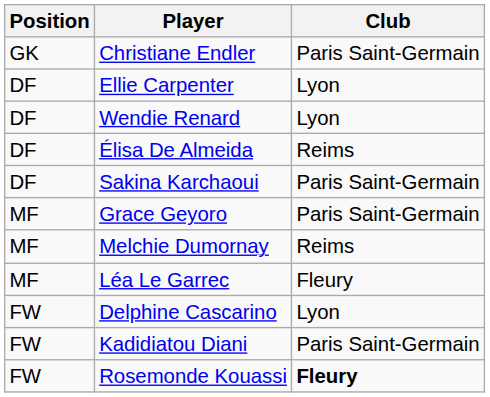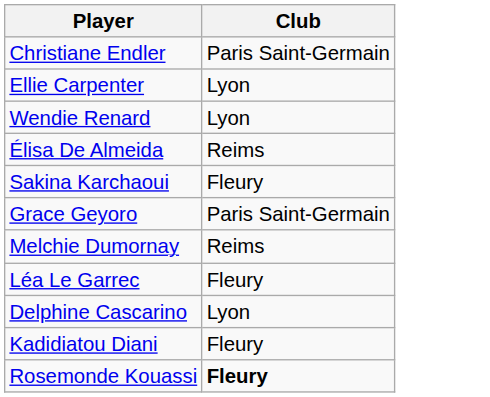- column: (50, 21)
(388, 182) Paris Saint-Germain -> (235, 182) Fleury
(388, 343) Paris Saint-Germain -> (235, 343) Fleury
